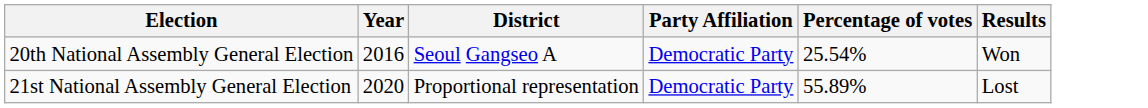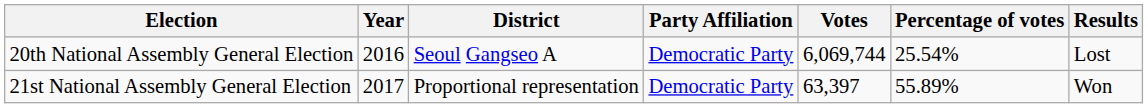+ column: (844, 20)
(1001, 53) Won -> (1092, 53) Lost
(383, 86) 2020 -> (383, 86) 2017
(1000, 86) Lost -> (1093, 86) Won
